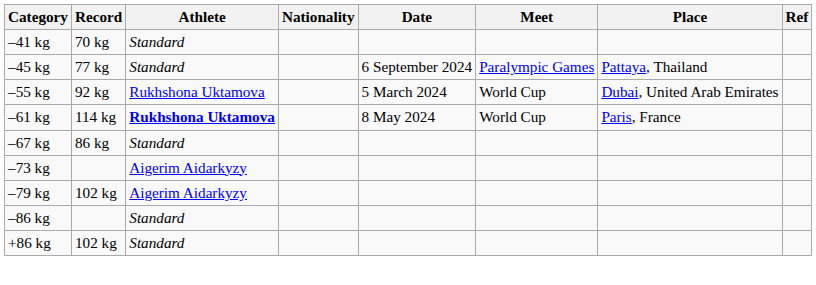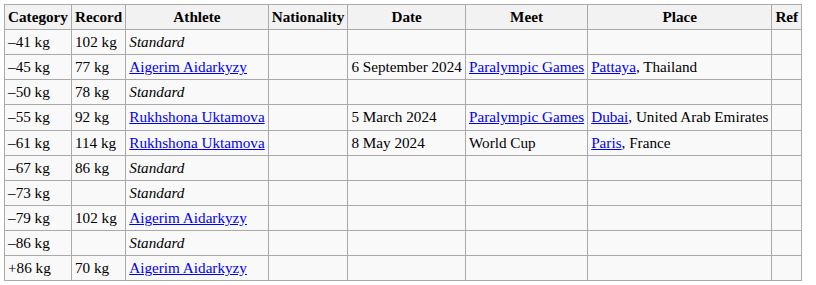(92, 42) 70 kg -> (96, 42) 102 kg
(157, 67) Standard -> (188, 67) Aigerim Aidarkyzy
+ row: (29, 92)
(513, 92) World Cup -> (527, 117) Paralympic Games
(202, 117) bold -> (197, 142) normal
(188, 167) Aigerim Aidarkyzy -> (157, 192) Standard
(96, 242) 102 kg -> (92, 267) 70 kg
(157, 242) Standard -> (188, 267) Aigerim Aidarkyzy
